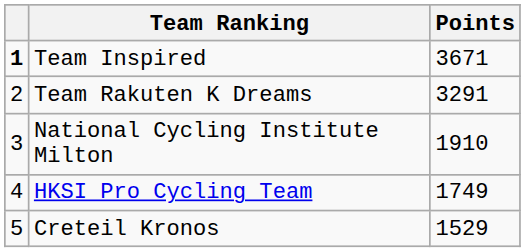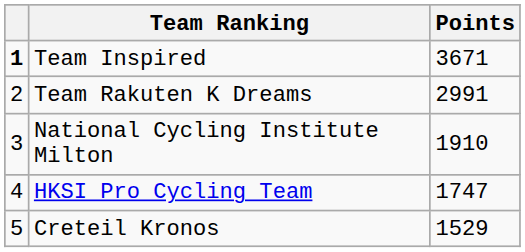(462, 95) 3291 -> (462, 95) 2991
(462, 192) 1749 -> (462, 192) 1747
